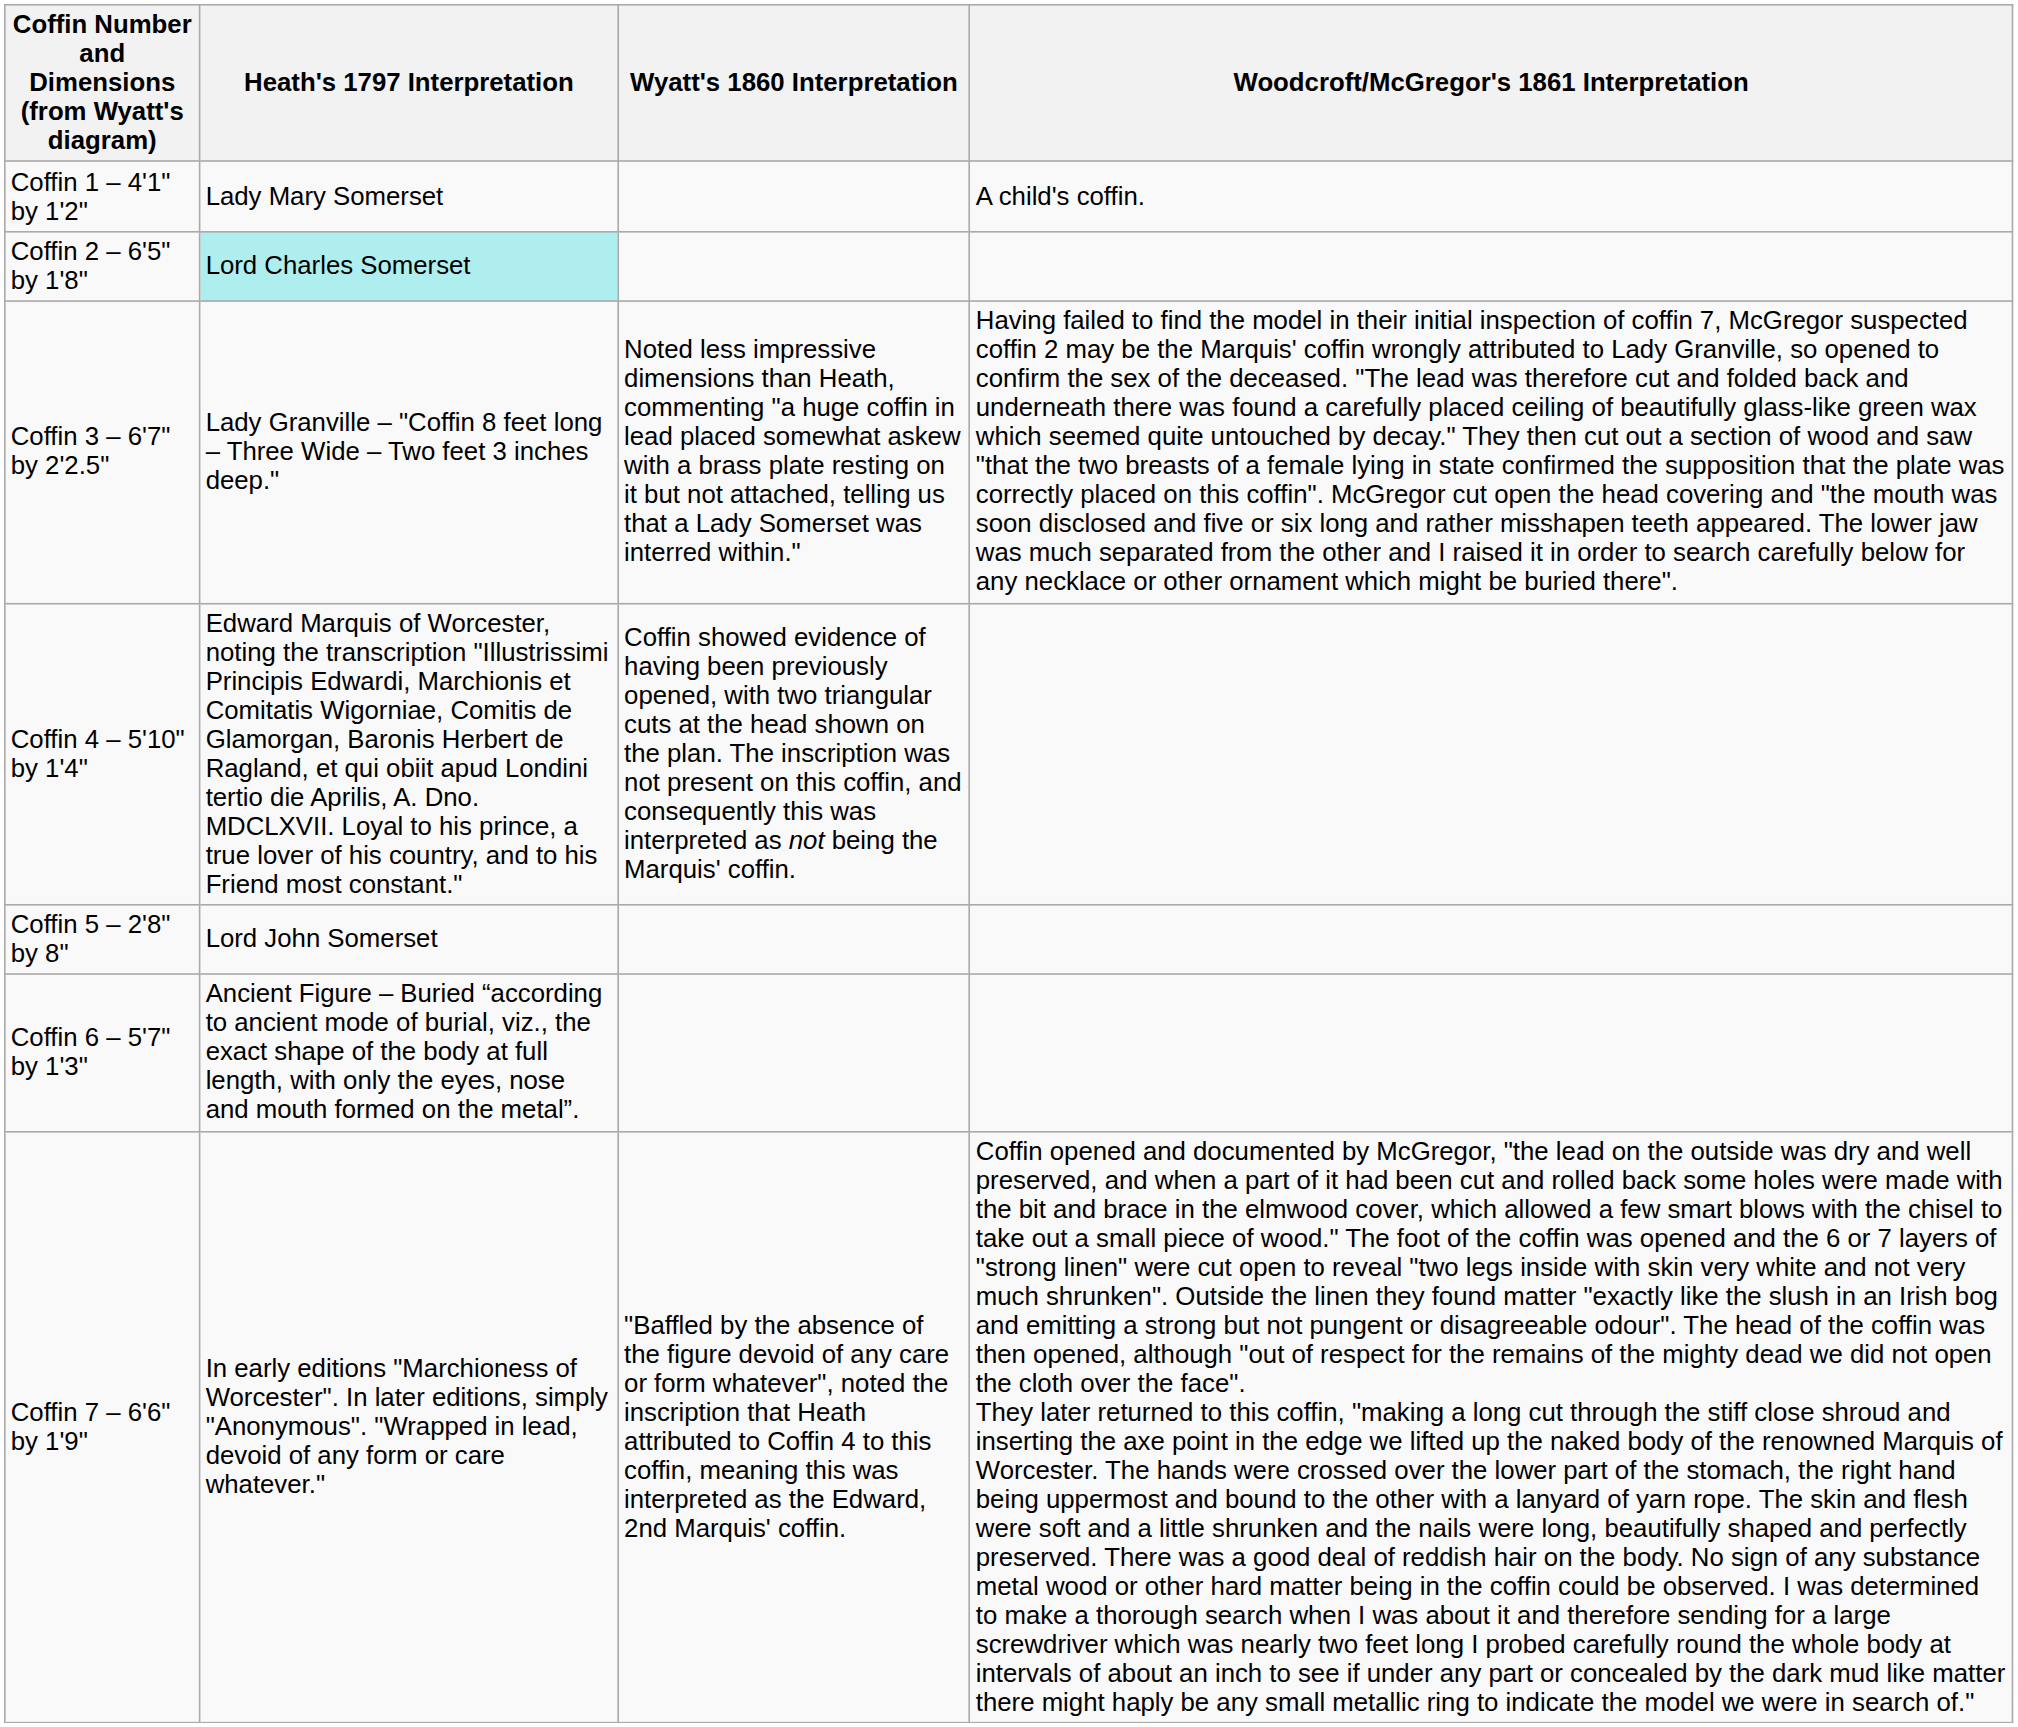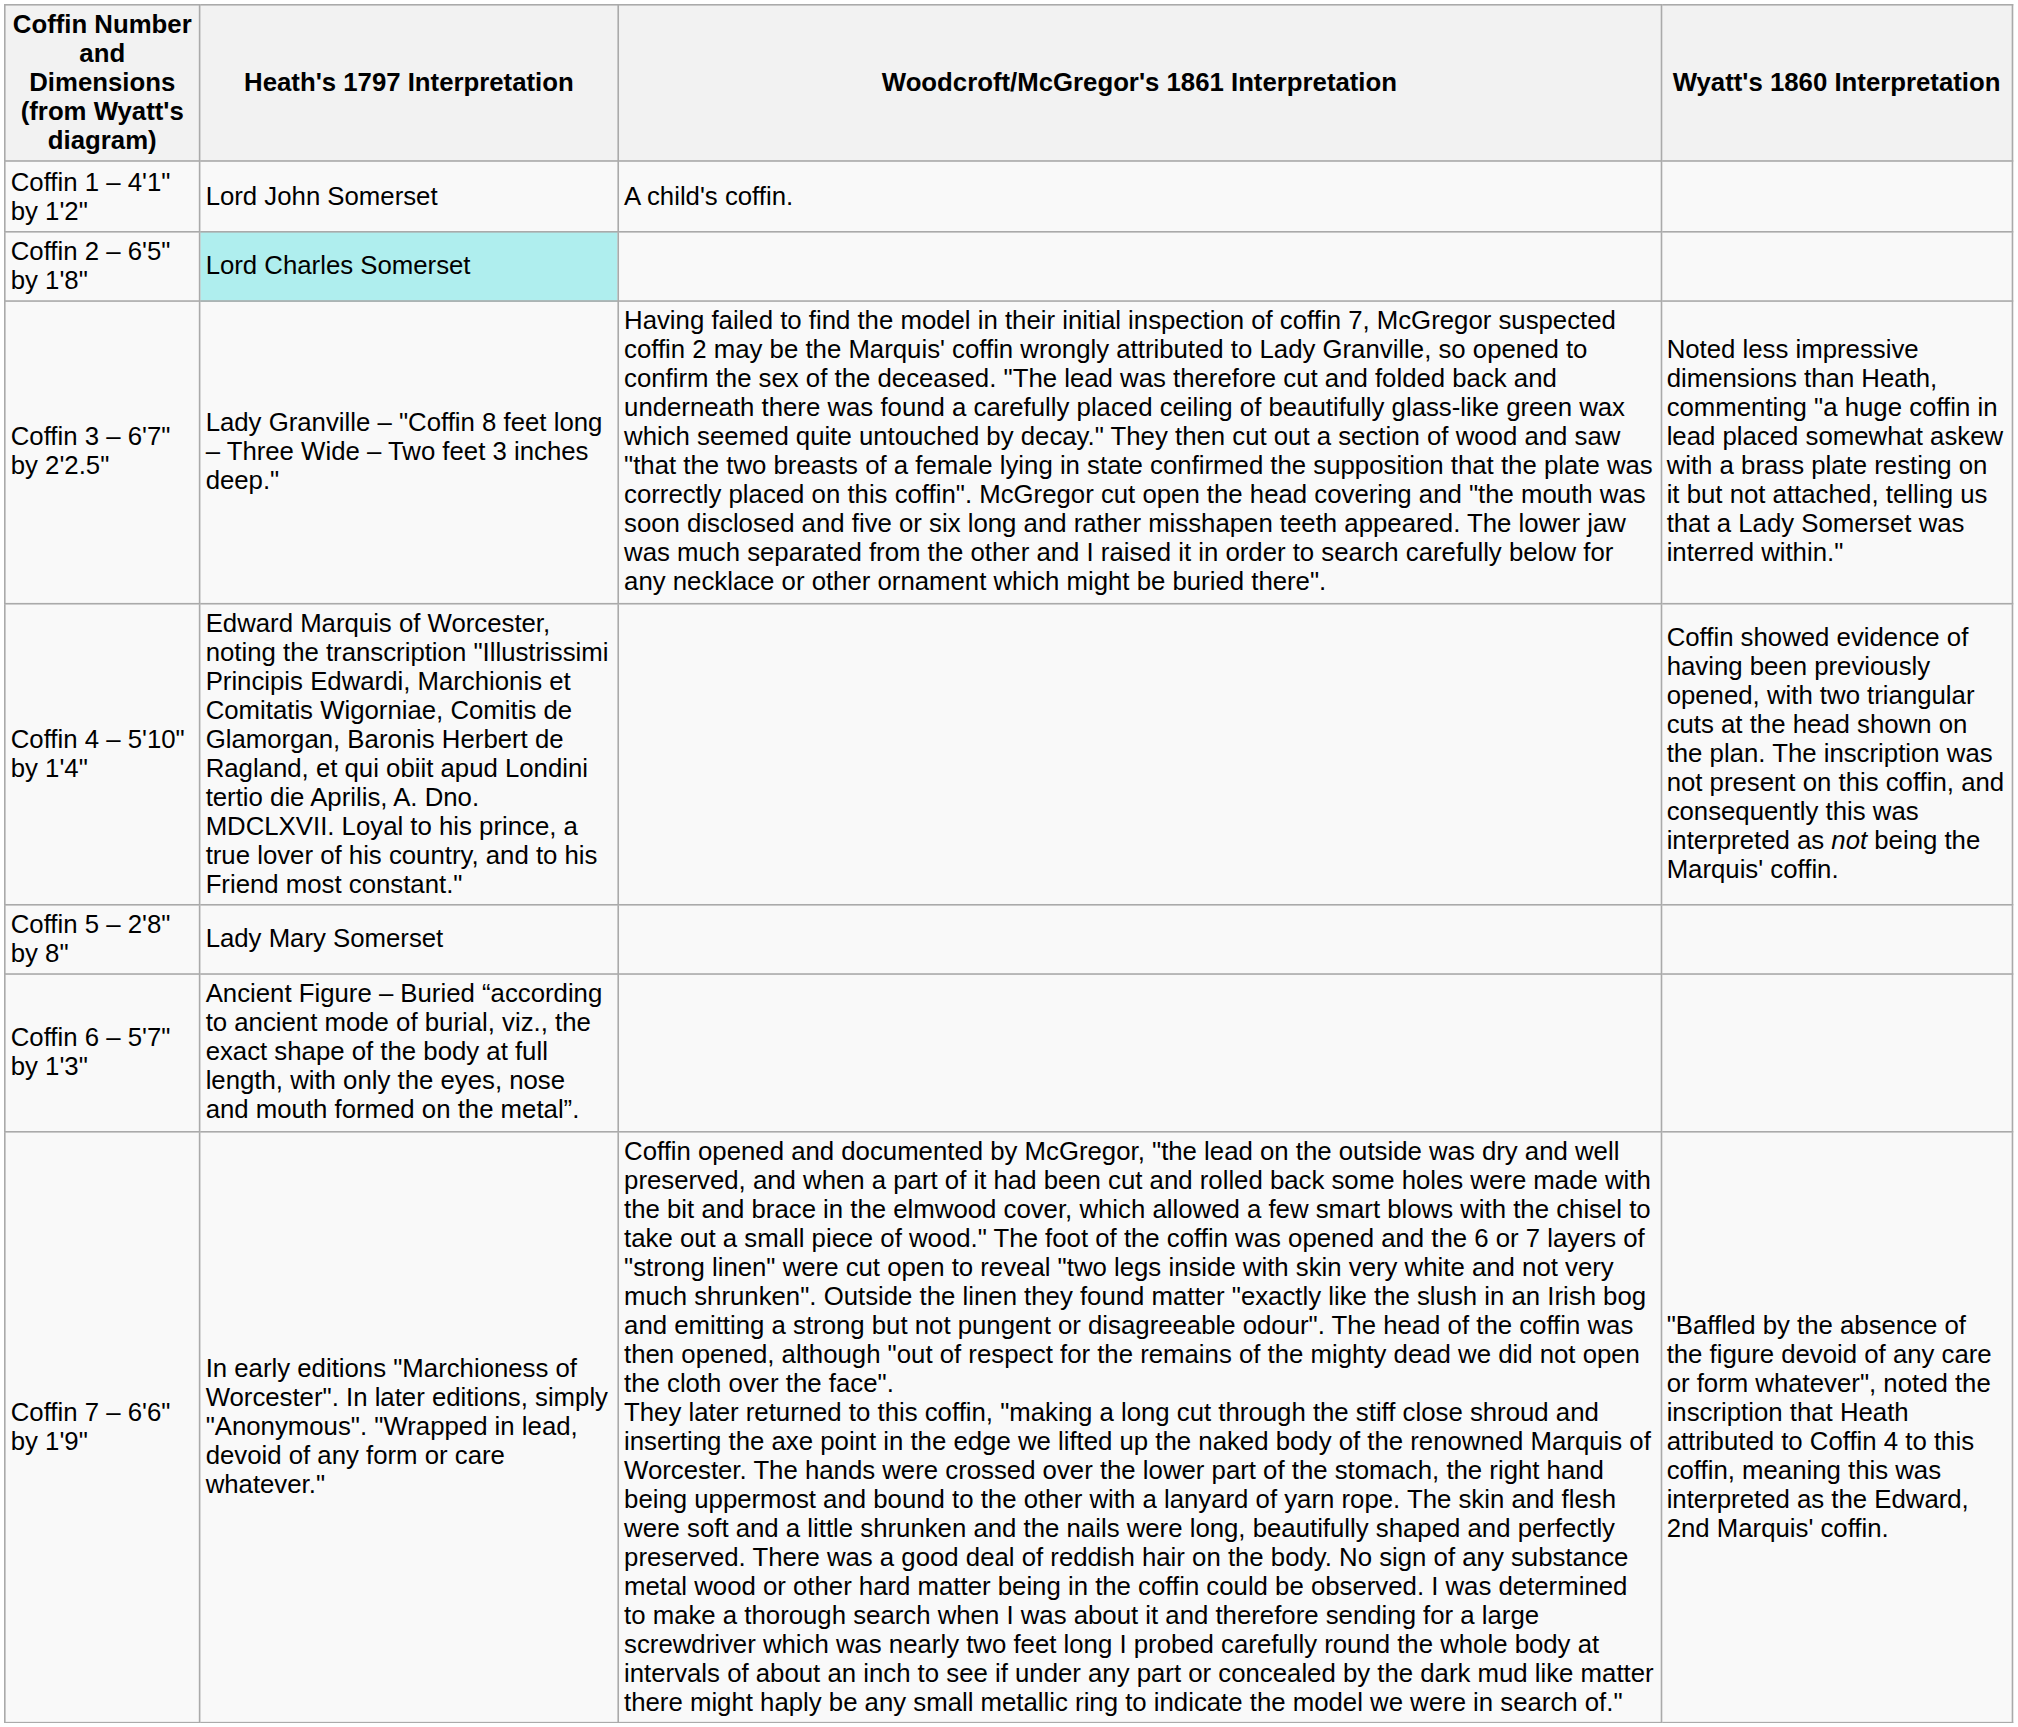columns swapped: (794, 82) <-> (1491, 82)
(324, 196) Lady Mary Somerset -> (322, 196) Lord John Somerset
(322, 939) Lord John Somerset -> (324, 939) Lady Mary Somerset
